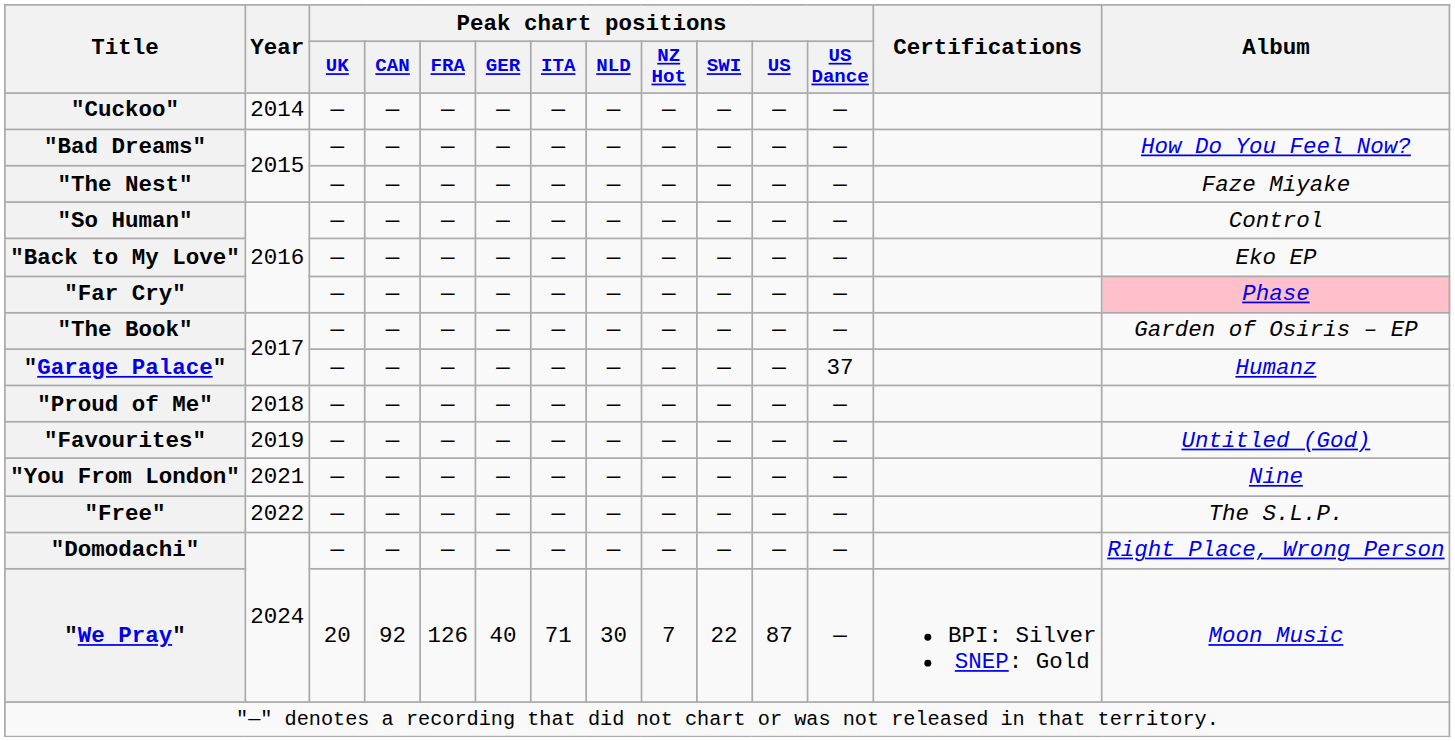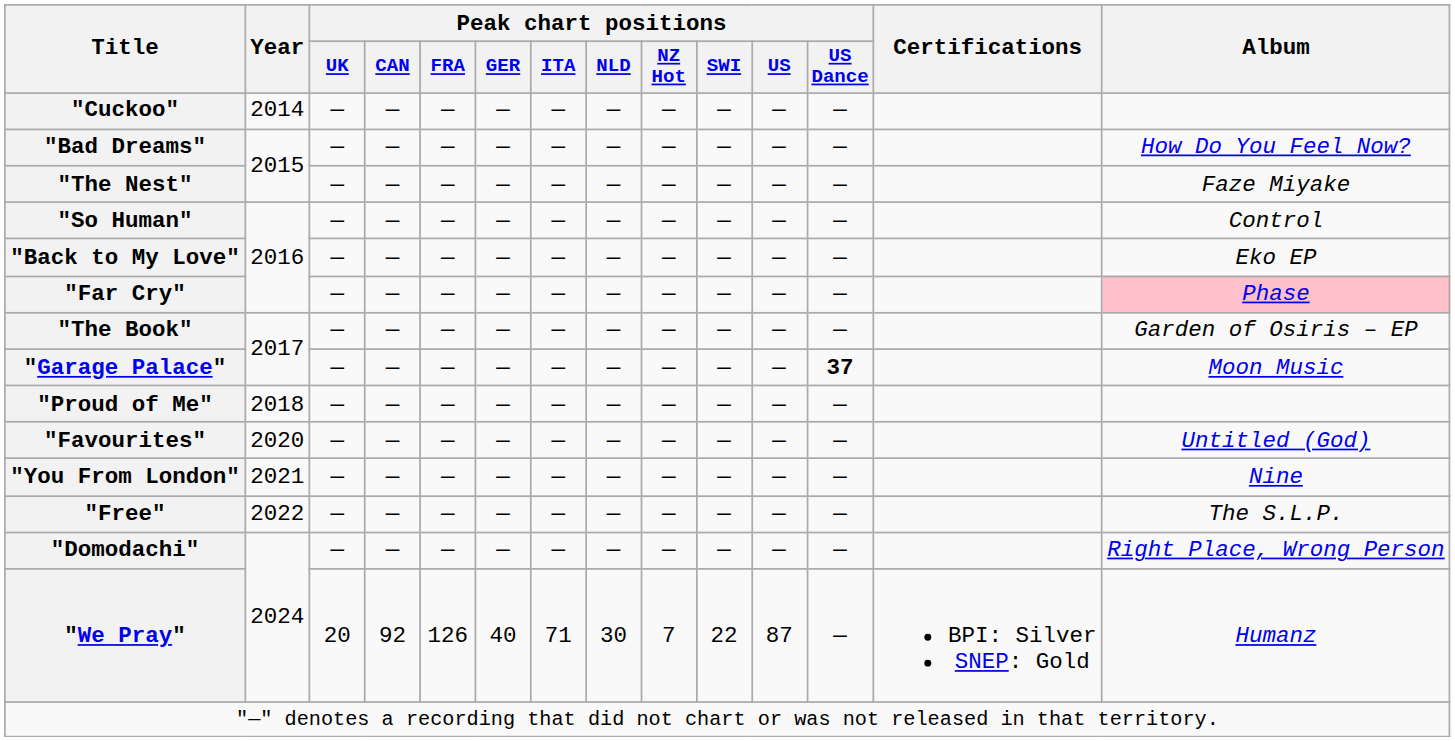(840, 367) normal -> (840, 367) bold
(1276, 367) Humanz -> (1276, 367) Moon Music
(277, 441) 2019 -> (277, 441) 2020
(1276, 636) Moon Music -> (1276, 636) Humanz
